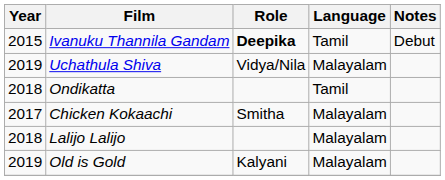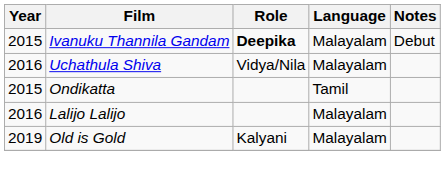(330, 41) Tamil -> (350, 41) Malayalam
(25, 65) 2019 -> (25, 65) 2016
(25, 89) 2018 -> (25, 89) 2015
- row: (111, 114)
(25, 138) 2018 -> (25, 114) 2016
